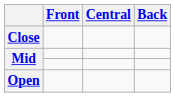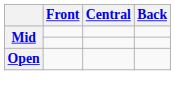- row: (24, 37)
